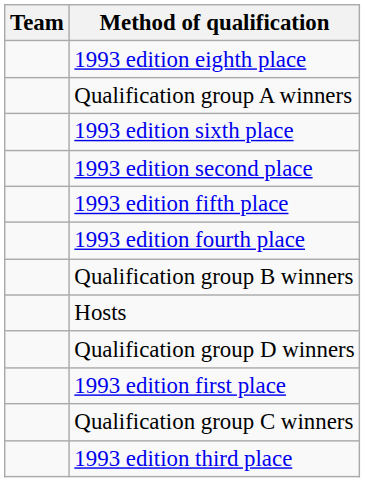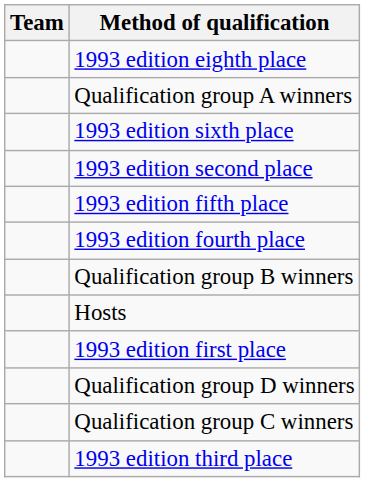rows swapped: (214, 349) <-> (180, 385)
